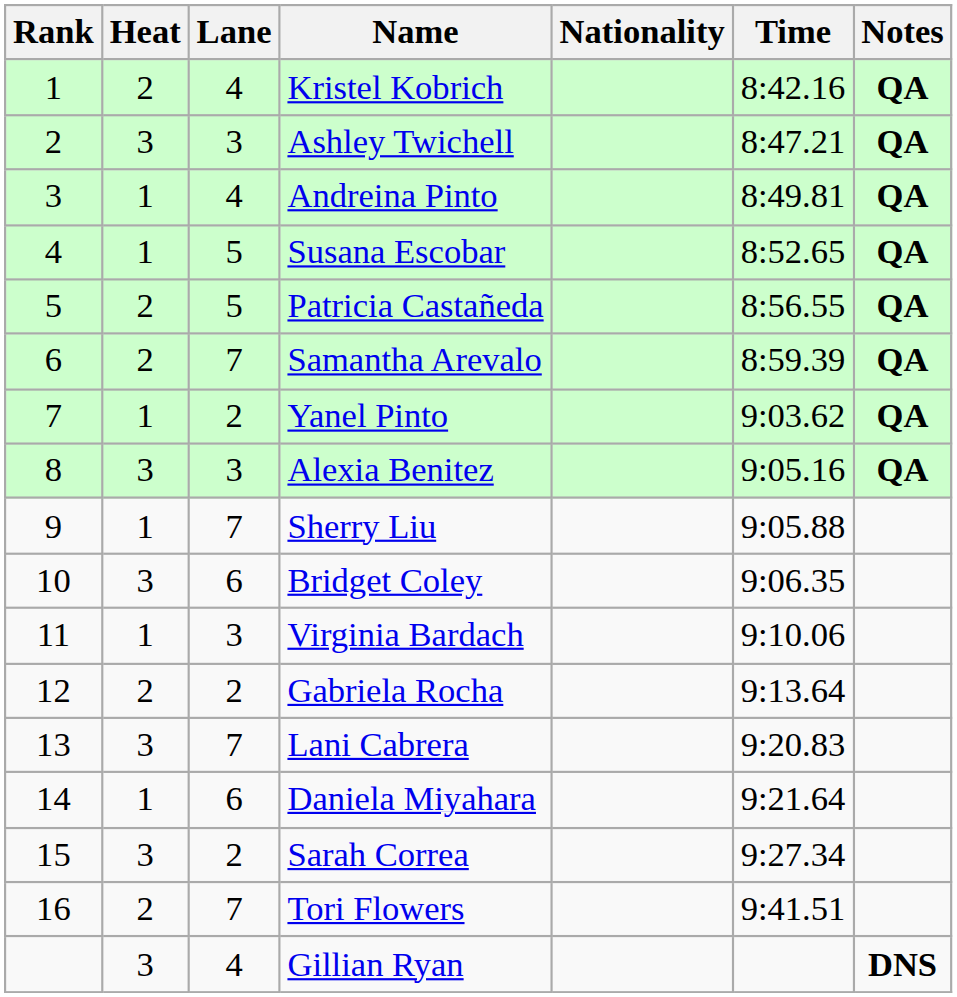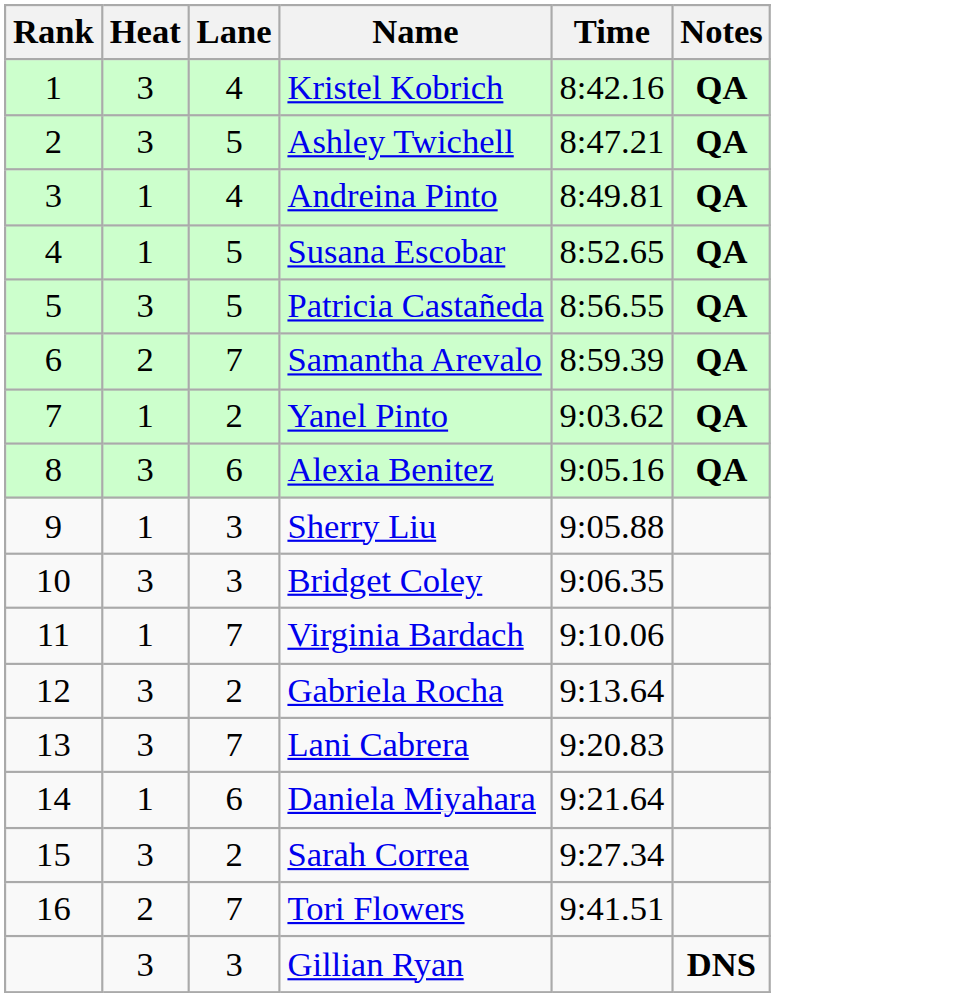- column: (642, 31)
(145, 86) 2 -> (145, 86) 3
(234, 141) 3 -> (234, 141) 5
(145, 305) 2 -> (145, 305) 3
(234, 470) 3 -> (234, 470) 6
(234, 525) 7 -> (234, 525) 3
(234, 580) 6 -> (234, 580) 3
(234, 634) 3 -> (234, 634) 7
(145, 689) 2 -> (145, 689) 3
(234, 963) 4 -> (234, 963) 3
